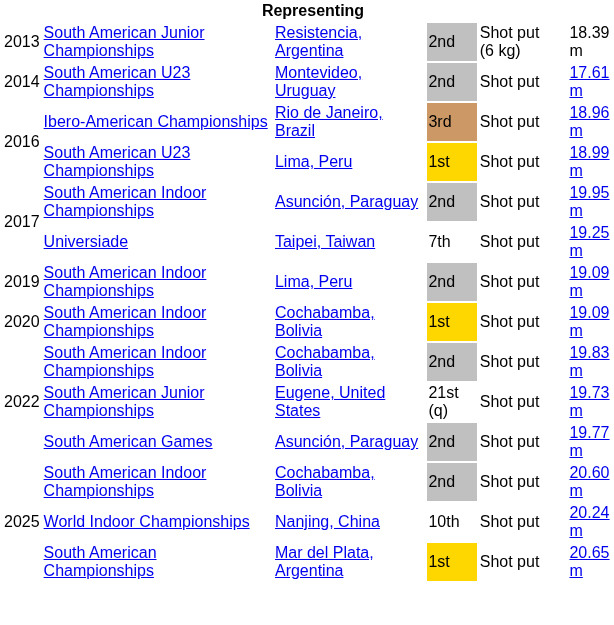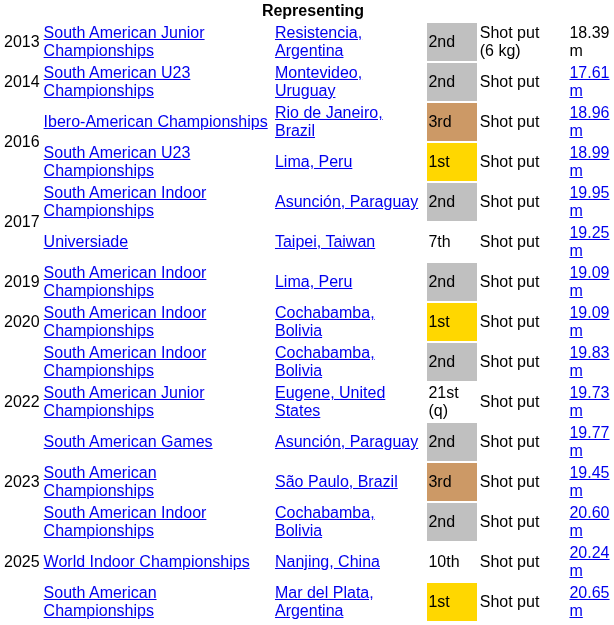+ row: (22, 482)
